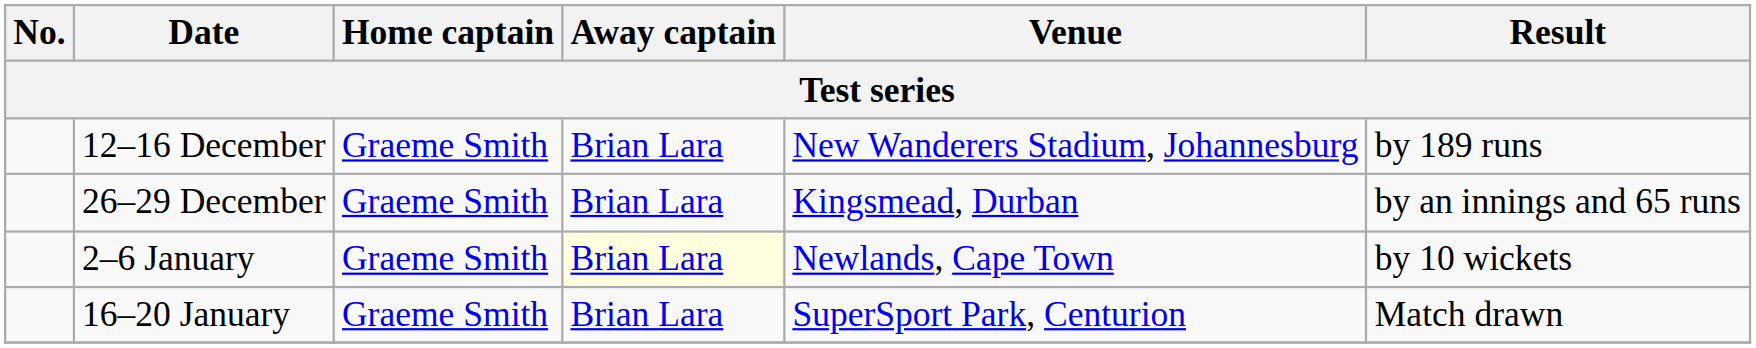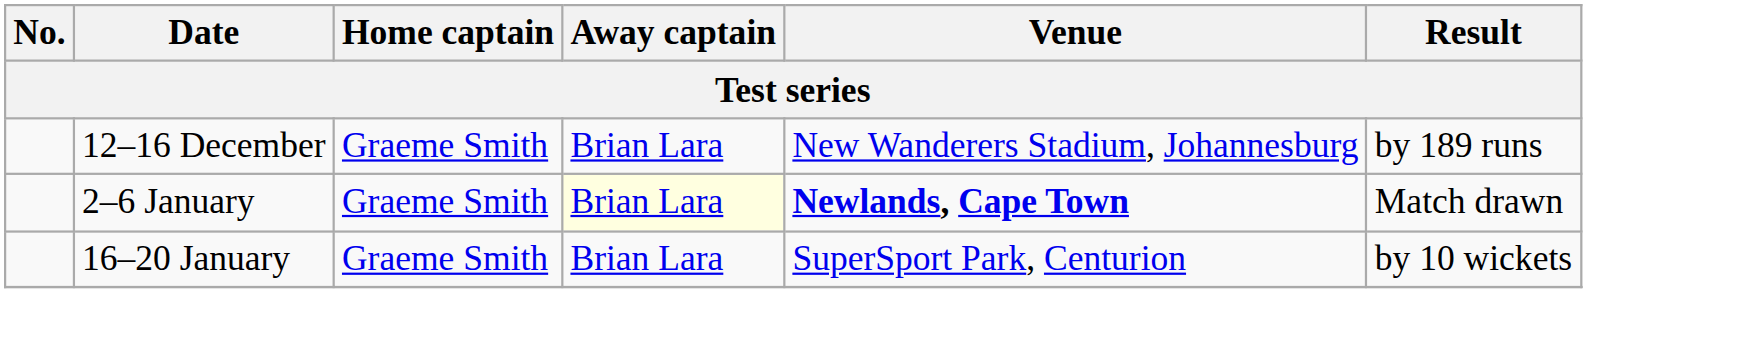- row: (204, 201)
(953, 257) normal -> (961, 201) bold
(1473, 257) by 10 wickets -> (1469, 201) Match drawn
(1469, 314) Match drawn -> (1473, 257) by 10 wickets
